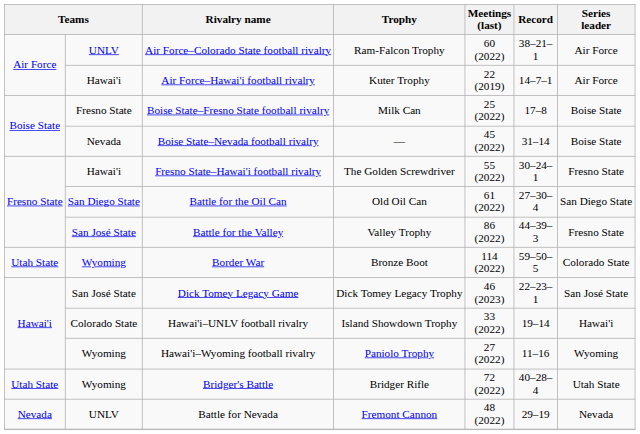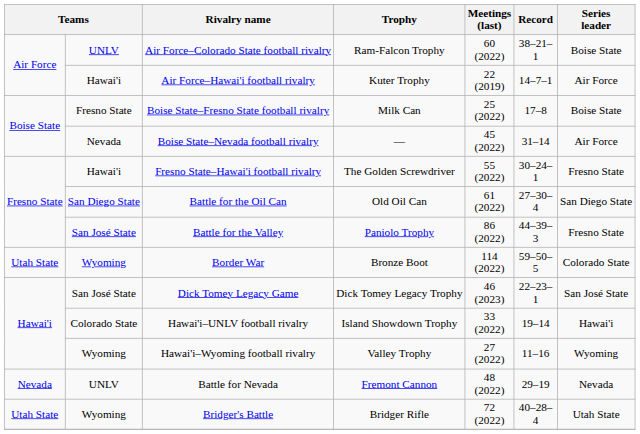(596, 50) Air Force -> (596, 50) Boise State
(596, 141) Boise State -> (596, 141) Air Force
(399, 232) Valley Trophy -> (399, 232) Paniolo Trophy
(399, 353) Paniolo Trophy -> (399, 353) Valley Trophy
rows swapped: (238, 414) <-> (238, 384)
